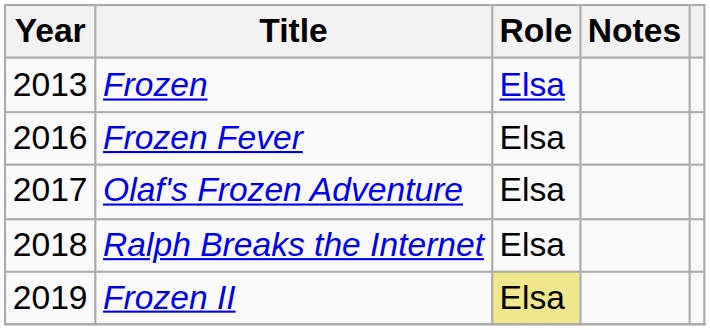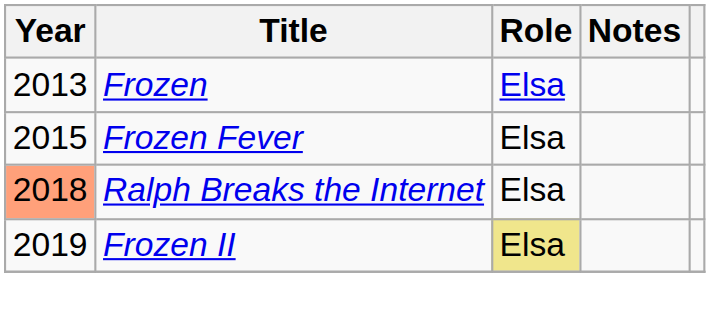(50, 137) 2016 -> (50, 137) 2015
- row: (283, 191)
(50, 244) no background -> (50, 191) lightsalmon background
